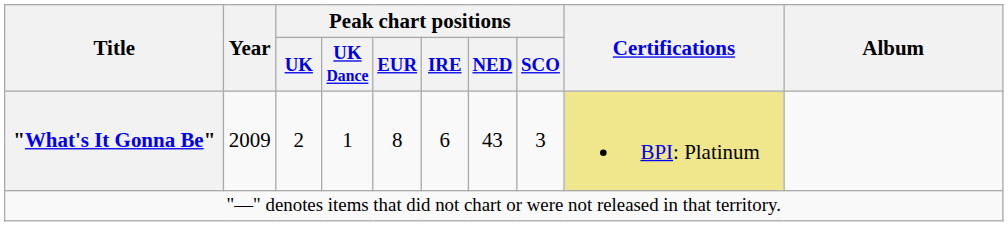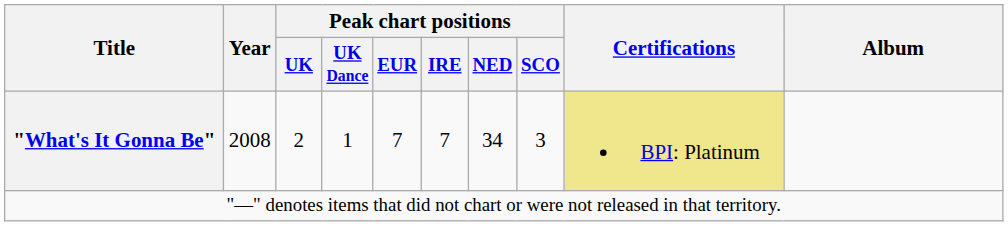(250, 140) 2009 -> (250, 140) 2008
(397, 140) 8 -> (397, 140) 7
(445, 140) 6 -> (445, 140) 7
(492, 140) 43 -> (492, 140) 34
